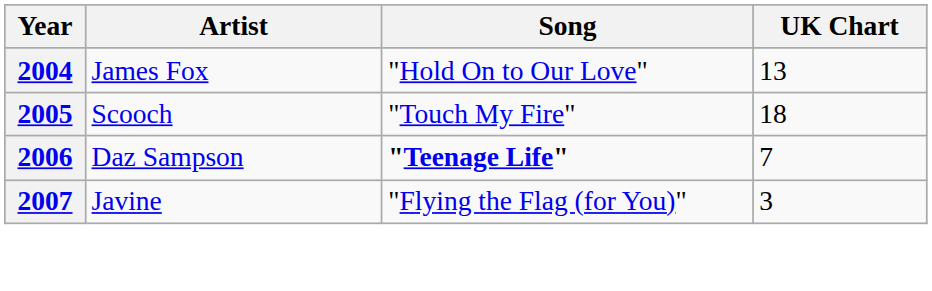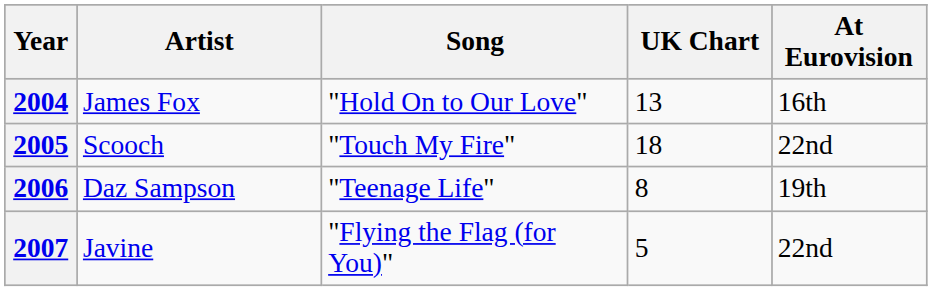+ column: (849, 41)
(478, 157) bold -> (411, 188) normal
(766, 157) 7 -> (642, 188) 8
(766, 200) 3 -> (642, 247) 5
